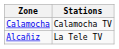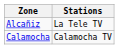rows swapped: (23, 37) <-> (28, 24)
